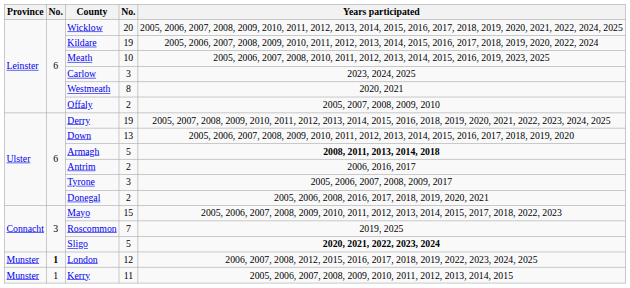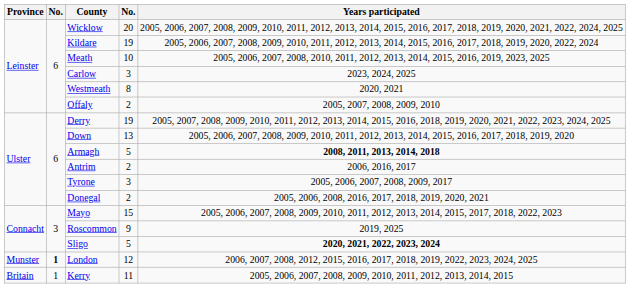(128, 228) 7 -> (128, 228) 9
(23, 275) Munster -> (20, 275) Britain
